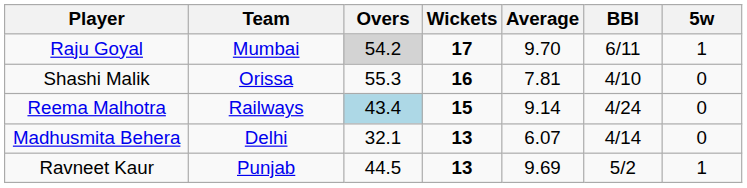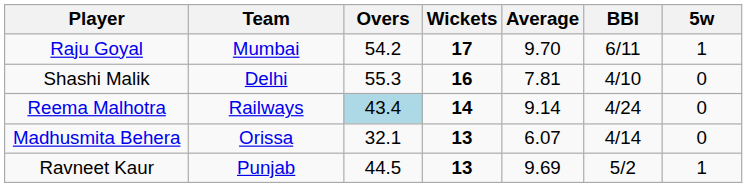(383, 49) lightgrey background -> (383, 49) no background
(266, 78) Orissa -> (266, 78) Delhi
(462, 108) 15 -> (462, 108) 14
(266, 138) Delhi -> (266, 138) Orissa
